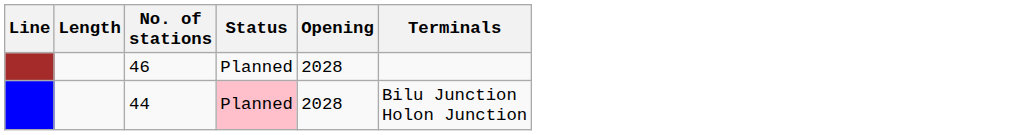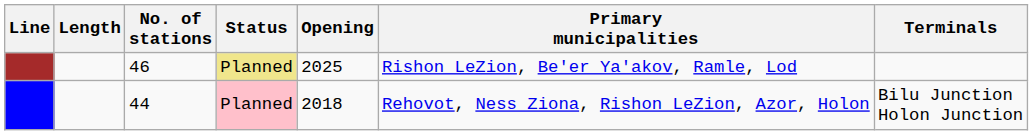+ column: (626, 29)
(257, 67) no background -> (257, 67) khaki background
(322, 67) 2028 -> (322, 67) 2025
(322, 105) 2028 -> (322, 105) 2018
